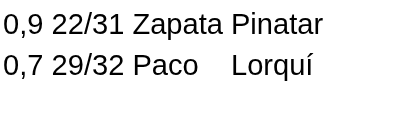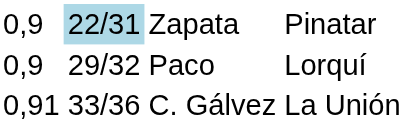(88, 24) no background -> (104, 24) lightblue background
(23, 65) 0,7 -> (23, 65) 0,9
+ row: (212, 105)
